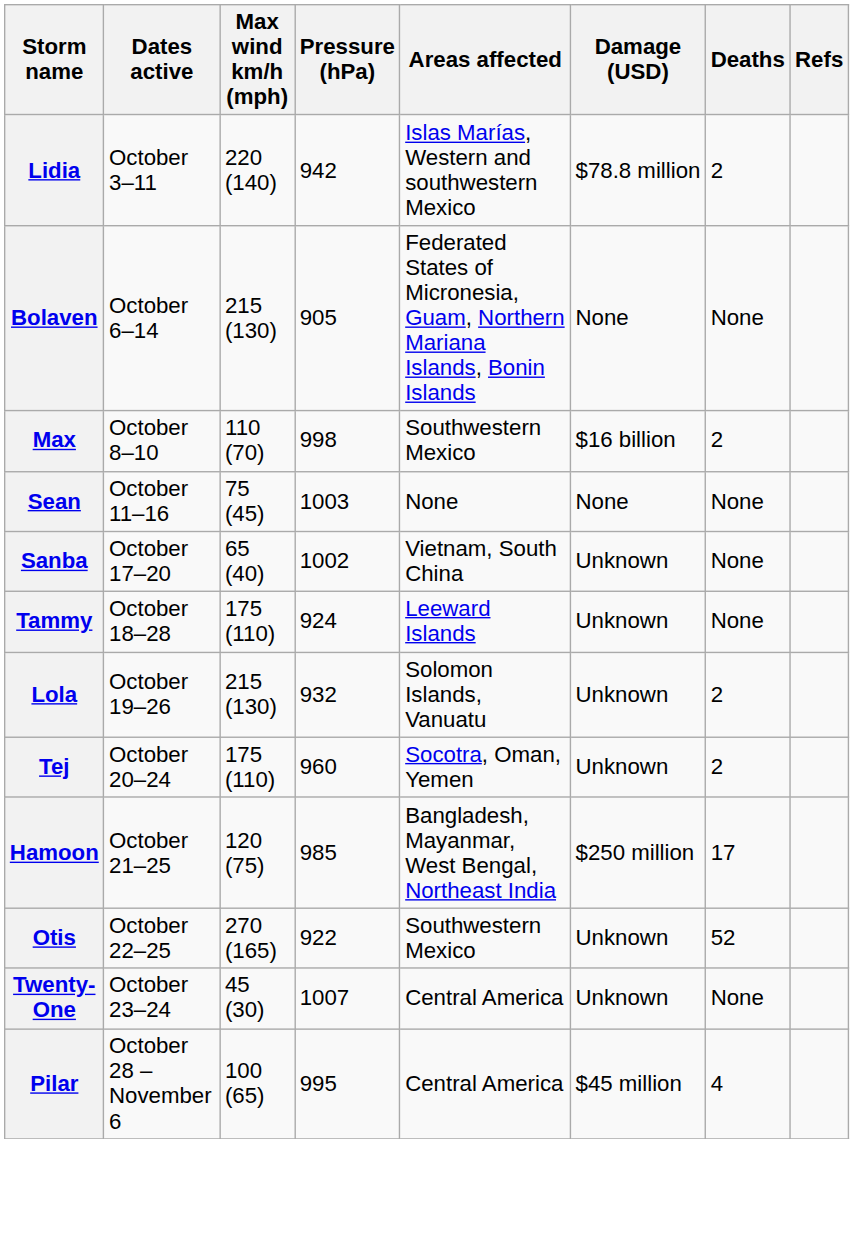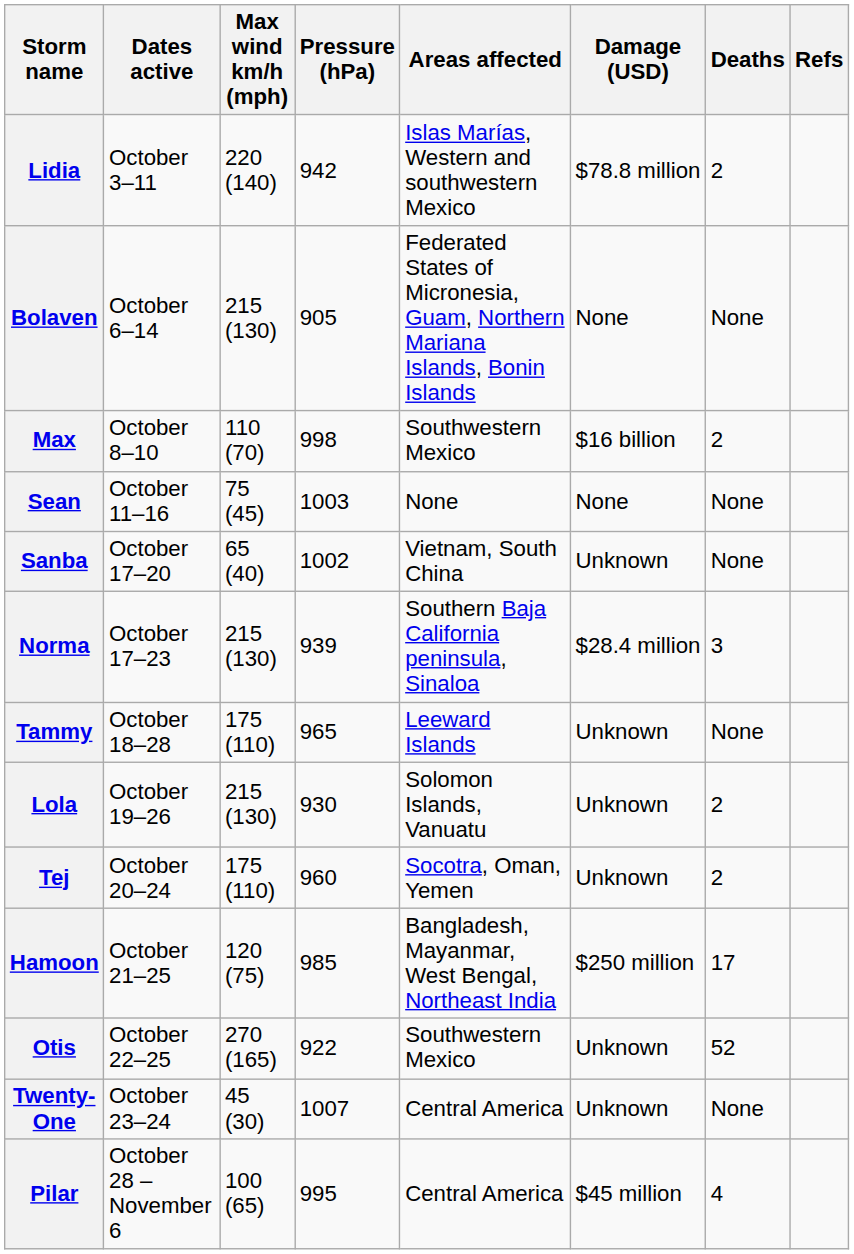+ row: (54, 646)
(318, 621) 924 -> (318, 731) 965
(318, 694) 932 -> (318, 804) 930
